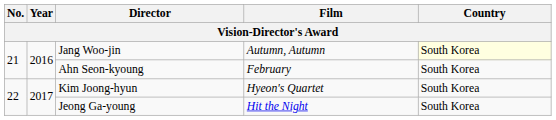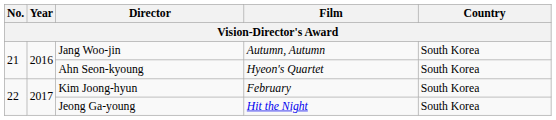(450, 50) lightyellow background -> (450, 50) no background
(269, 69) February -> (285, 69) Hyeon's Quartet
(285, 87) Hyeon's Quartet -> (269, 87) February
